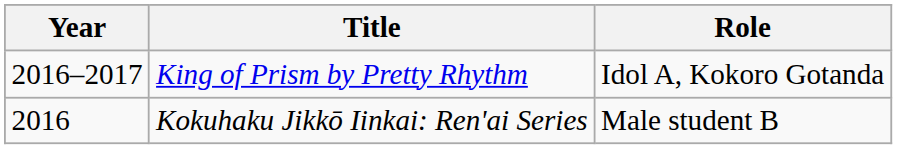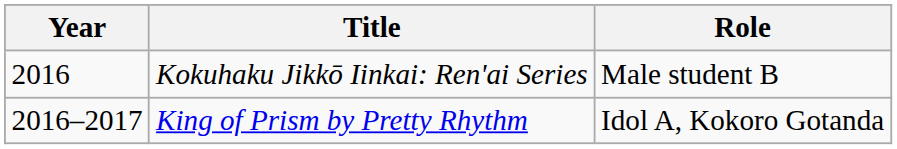rows swapped: (342, 73) <-> (372, 119)
